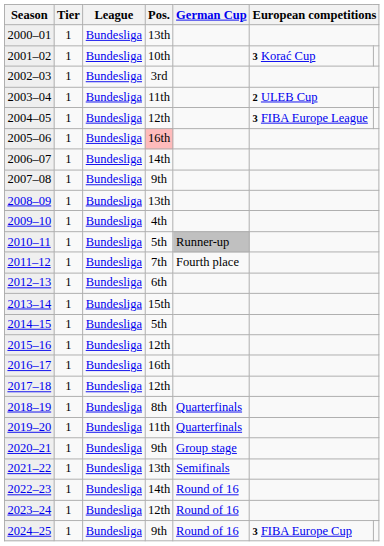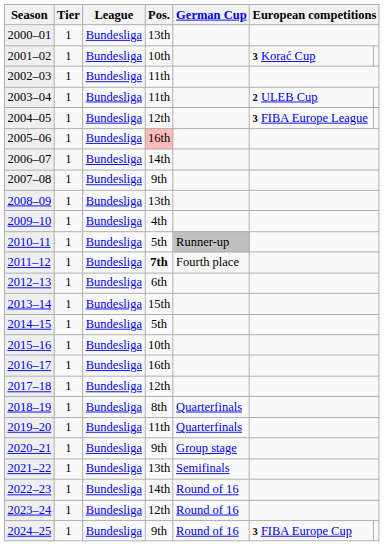(159, 76) 3rd -> (159, 76) 11th
(159, 262) normal -> (159, 262) bold
(159, 344) 12th -> (159, 344) 10th
